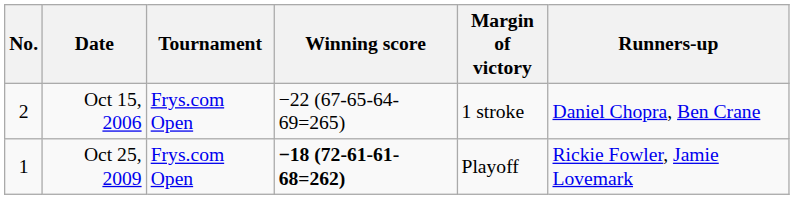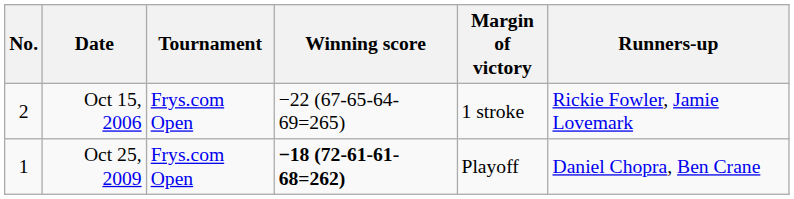(656, 111) Daniel Chopra, Ben Crane -> (636, 111) Rickie Fowler, Jamie Lovemark
(636, 166) Rickie Fowler, Jamie Lovemark -> (656, 166) Daniel Chopra, Ben Crane
